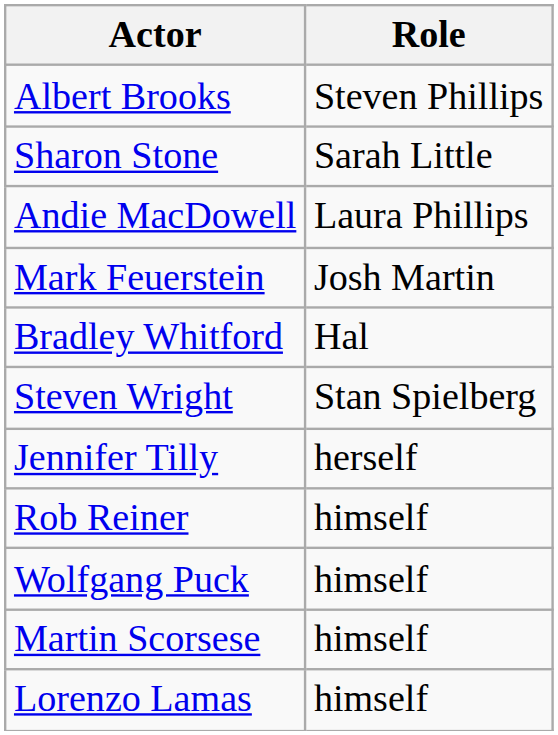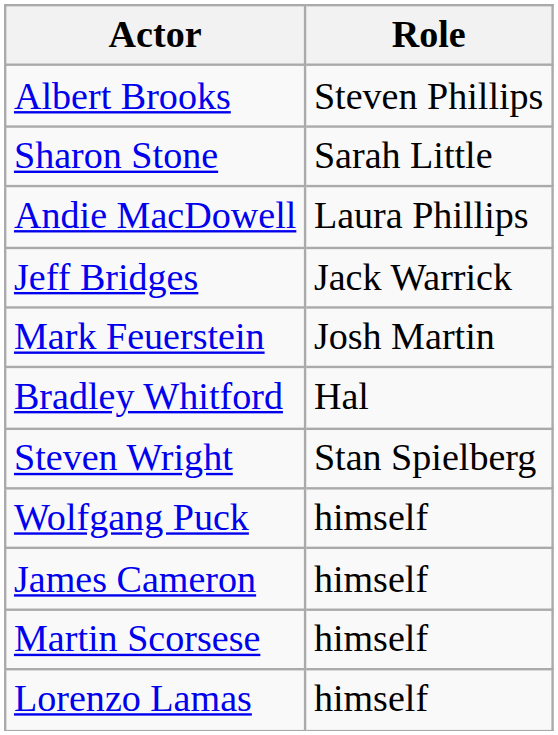+ row: (106, 276)
- row: (116, 457)
- row: (101, 517)
+ row: (135, 578)
